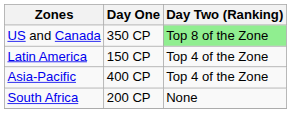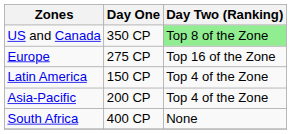+ row: (29, 56)
(129, 77) 400 CP -> (129, 98) 200 CP
(129, 98) 200 CP -> (129, 118) 400 CP
